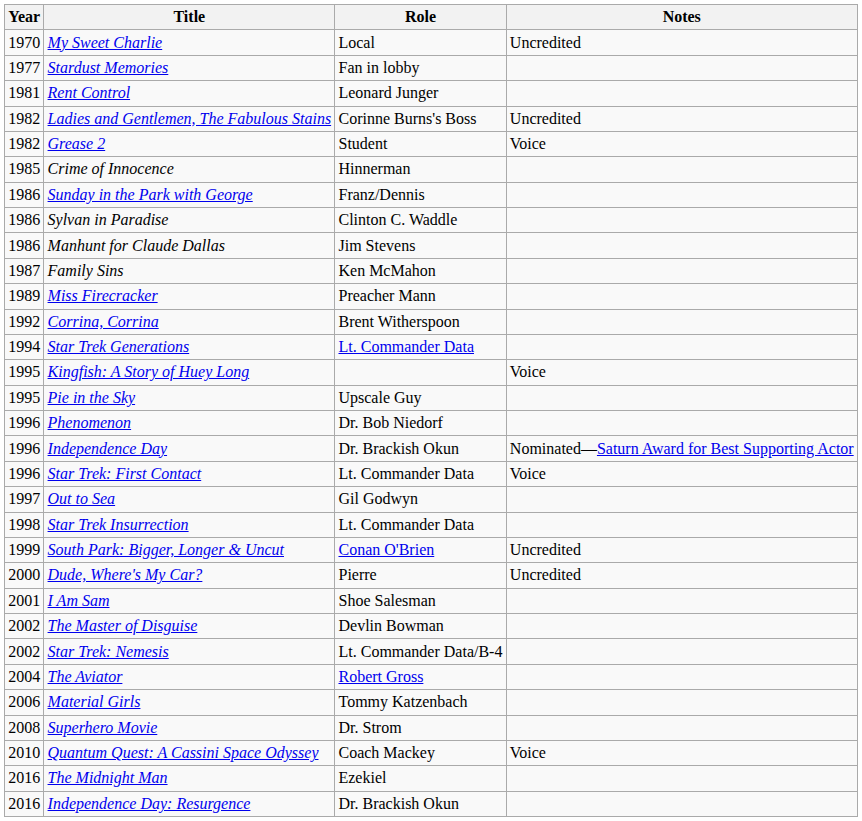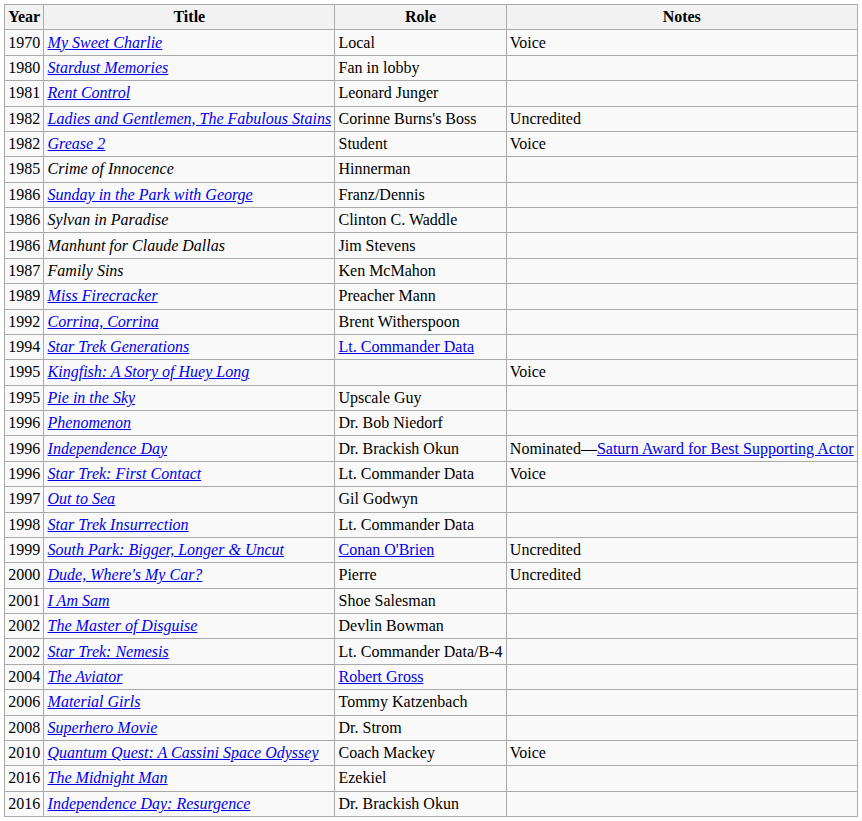(545, 42) Uncredited -> (528, 42) Voice
(24, 67) 1977 -> (24, 67) 1980
